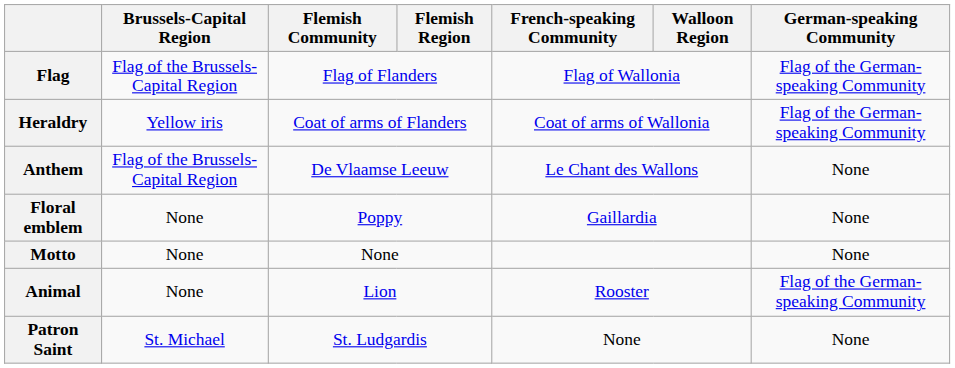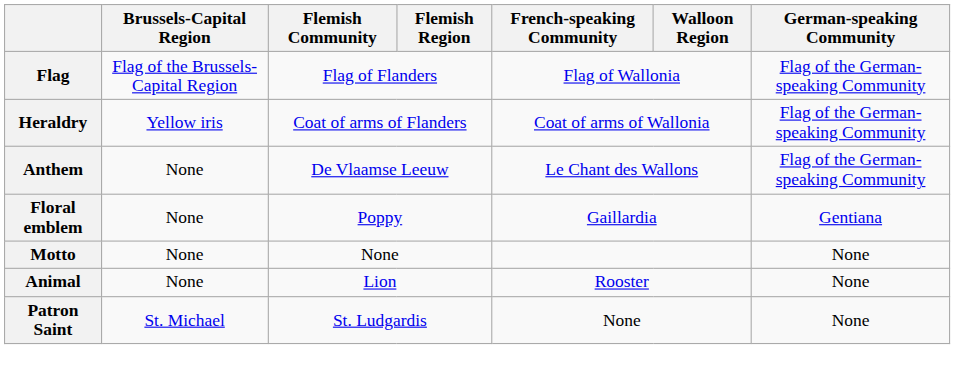(185, 169) Flag of the Brussels-Capital Region -> (185, 169) None
(851, 169) None -> (851, 169) Flag of the German-speaking Community
(851, 217) None -> (851, 217) Gentiana
(851, 292) Flag of the German-speaking Community -> (851, 282) None
